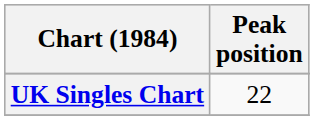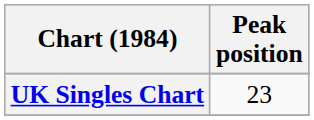(259, 94) 22 -> (259, 94) 23
